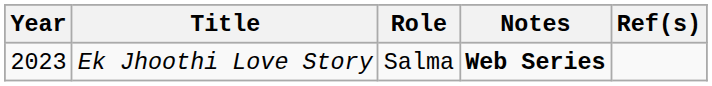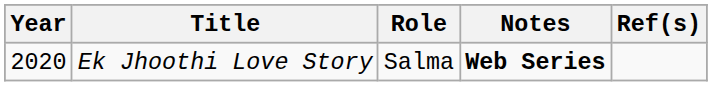(39, 62) 2023 -> (39, 62) 2020
